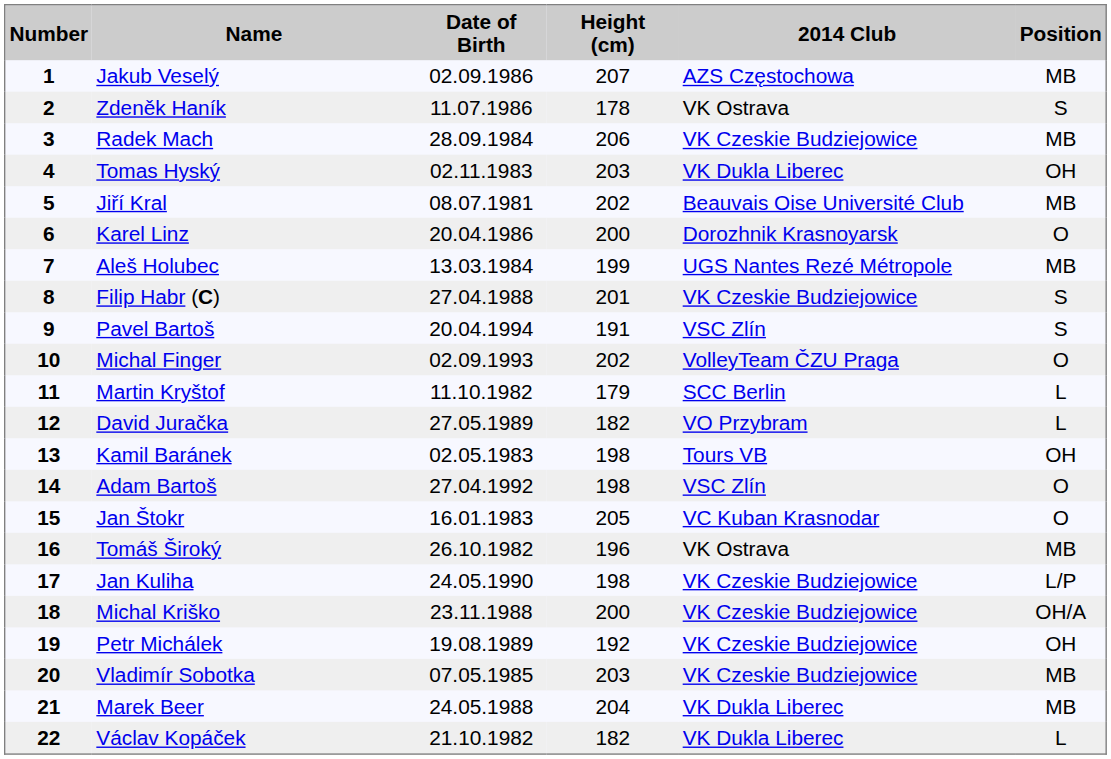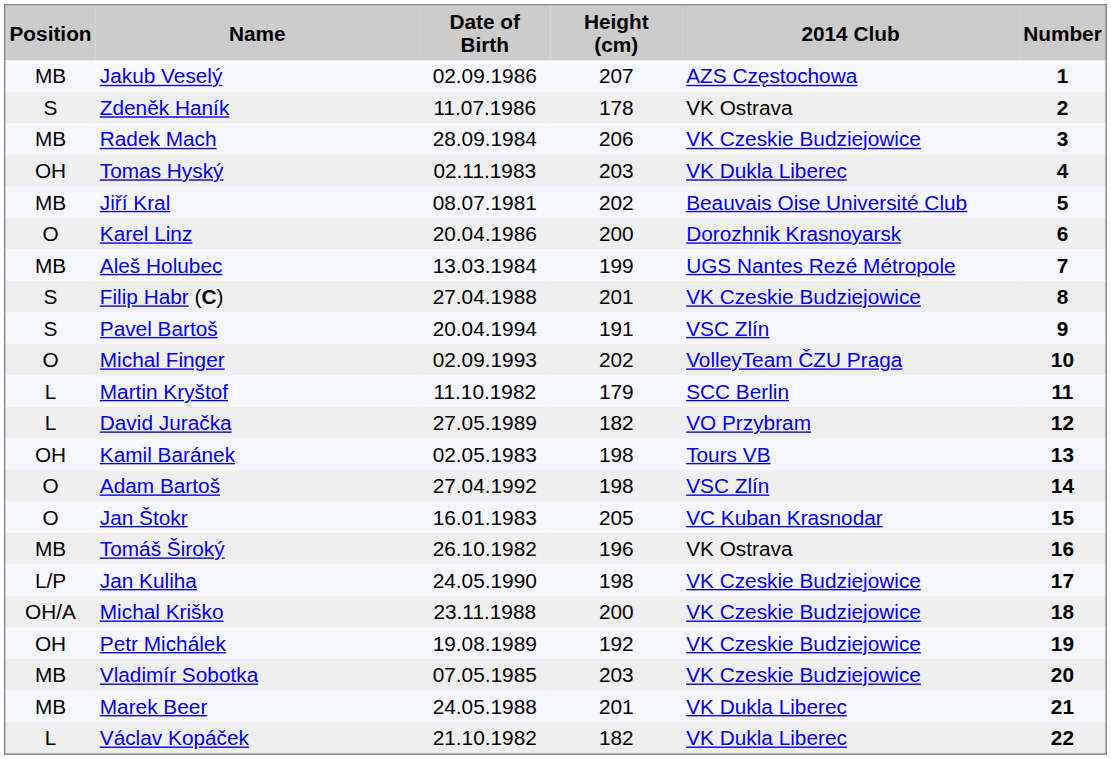columns swapped: (49, 33) <-> (1061, 33)
(613, 706) 204 -> (616, 706) 201
